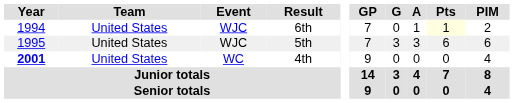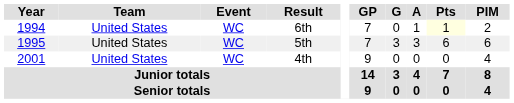(233, 27) WJC -> (233, 27) WC
(233, 43) WJC -> (233, 43) WC
(31, 59) bold -> (31, 59) normal
